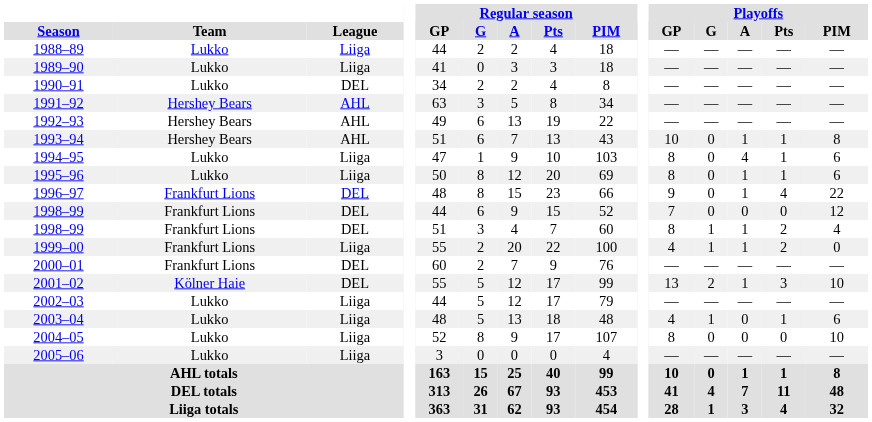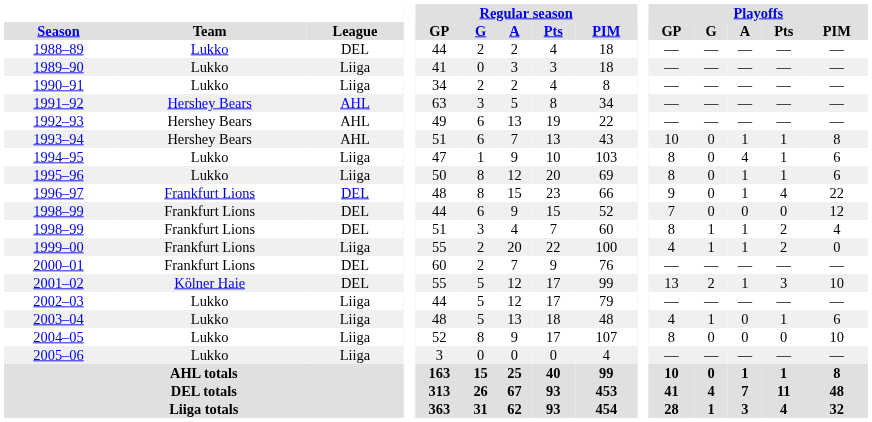(355, 49) Liiga -> (355, 49) DEL
(355, 85) DEL -> (355, 85) Liiga
